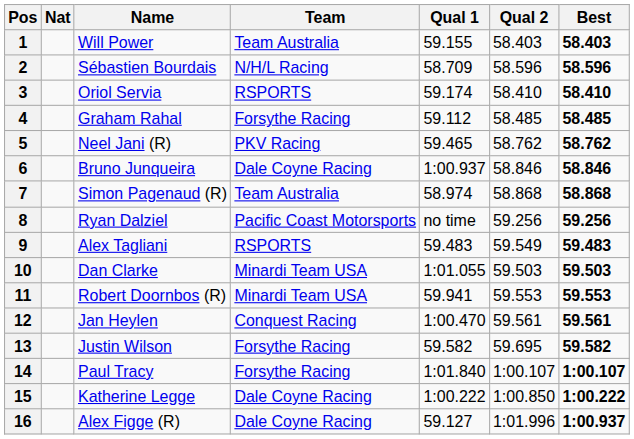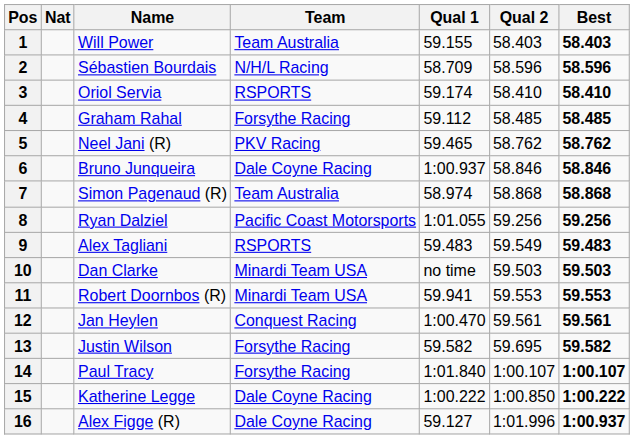(450, 219) no time -> (455, 219) 1:01.055
(455, 270) 1:01.055 -> (450, 270) no time
